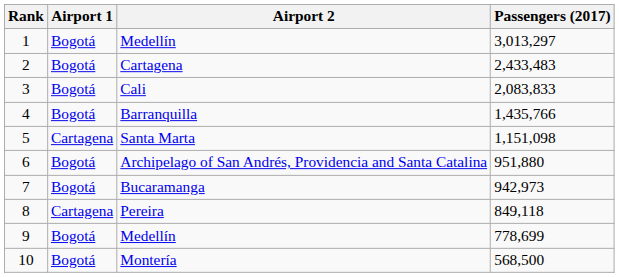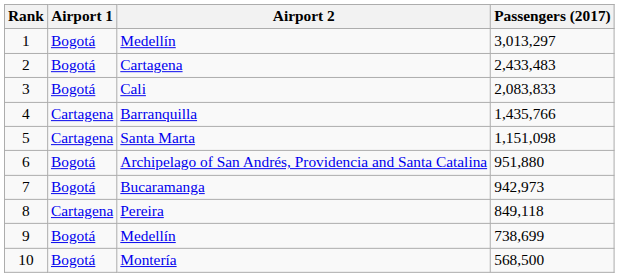(73, 114) Bogotá -> (82, 114) Cartagena
(519, 235) 778,699 -> (519, 235) 738,699
